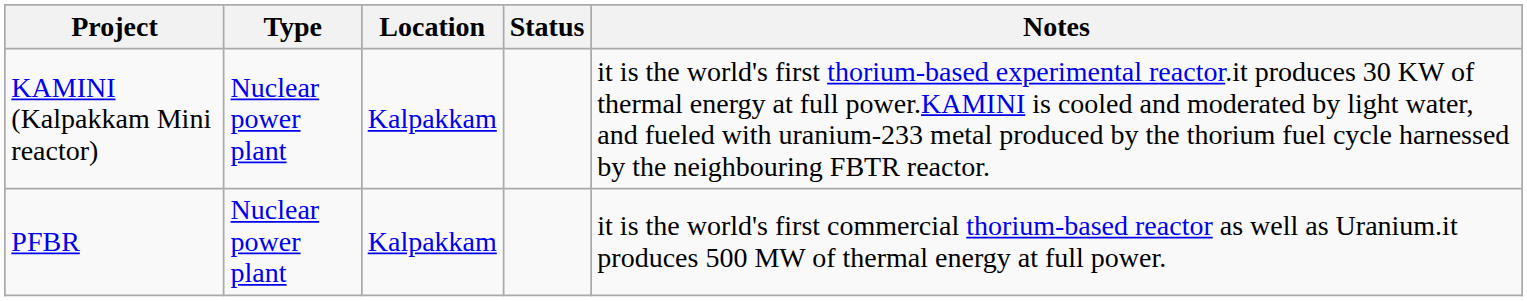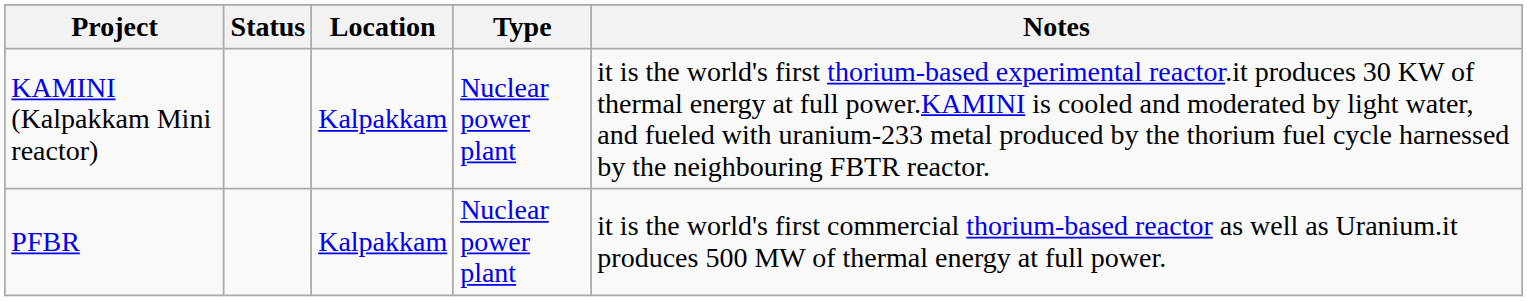columns swapped: (293, 26) <-> (547, 26)
